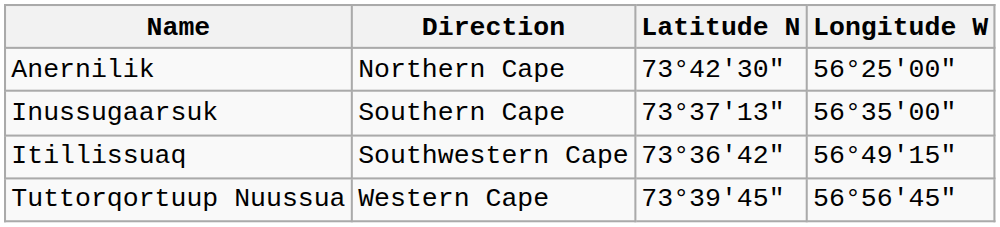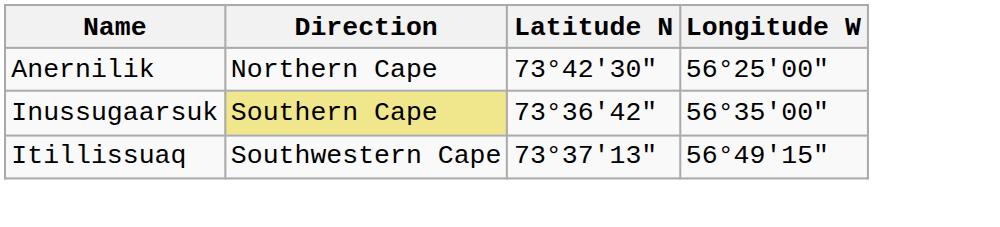(462, 113) no background -> (334, 113) khaki background
(713, 113) 73°37′13″ -> (586, 113) 73°36′42″
(713, 156) 73°36′42″ -> (586, 156) 73°37′13″
- row: (178, 200)
